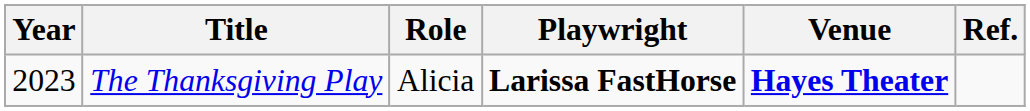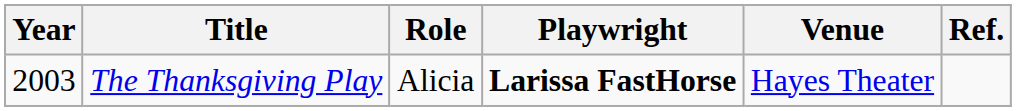(44, 79) 2023 -> (44, 79) 2003
(850, 79) bold -> (842, 79) normal
